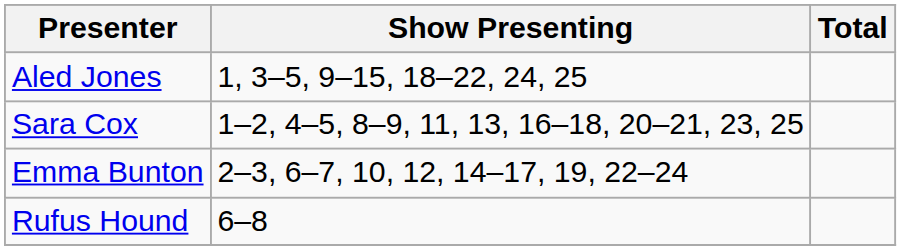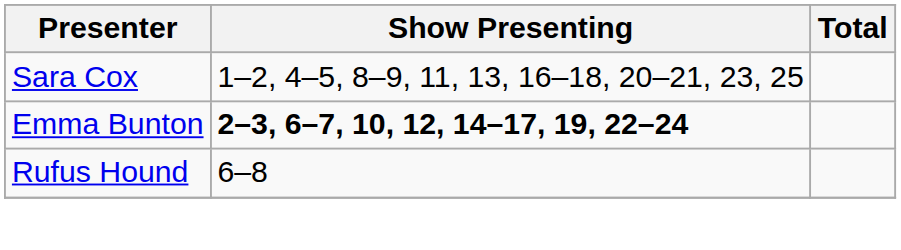- row: (87, 76)
(453, 172) normal -> (453, 124) bold
